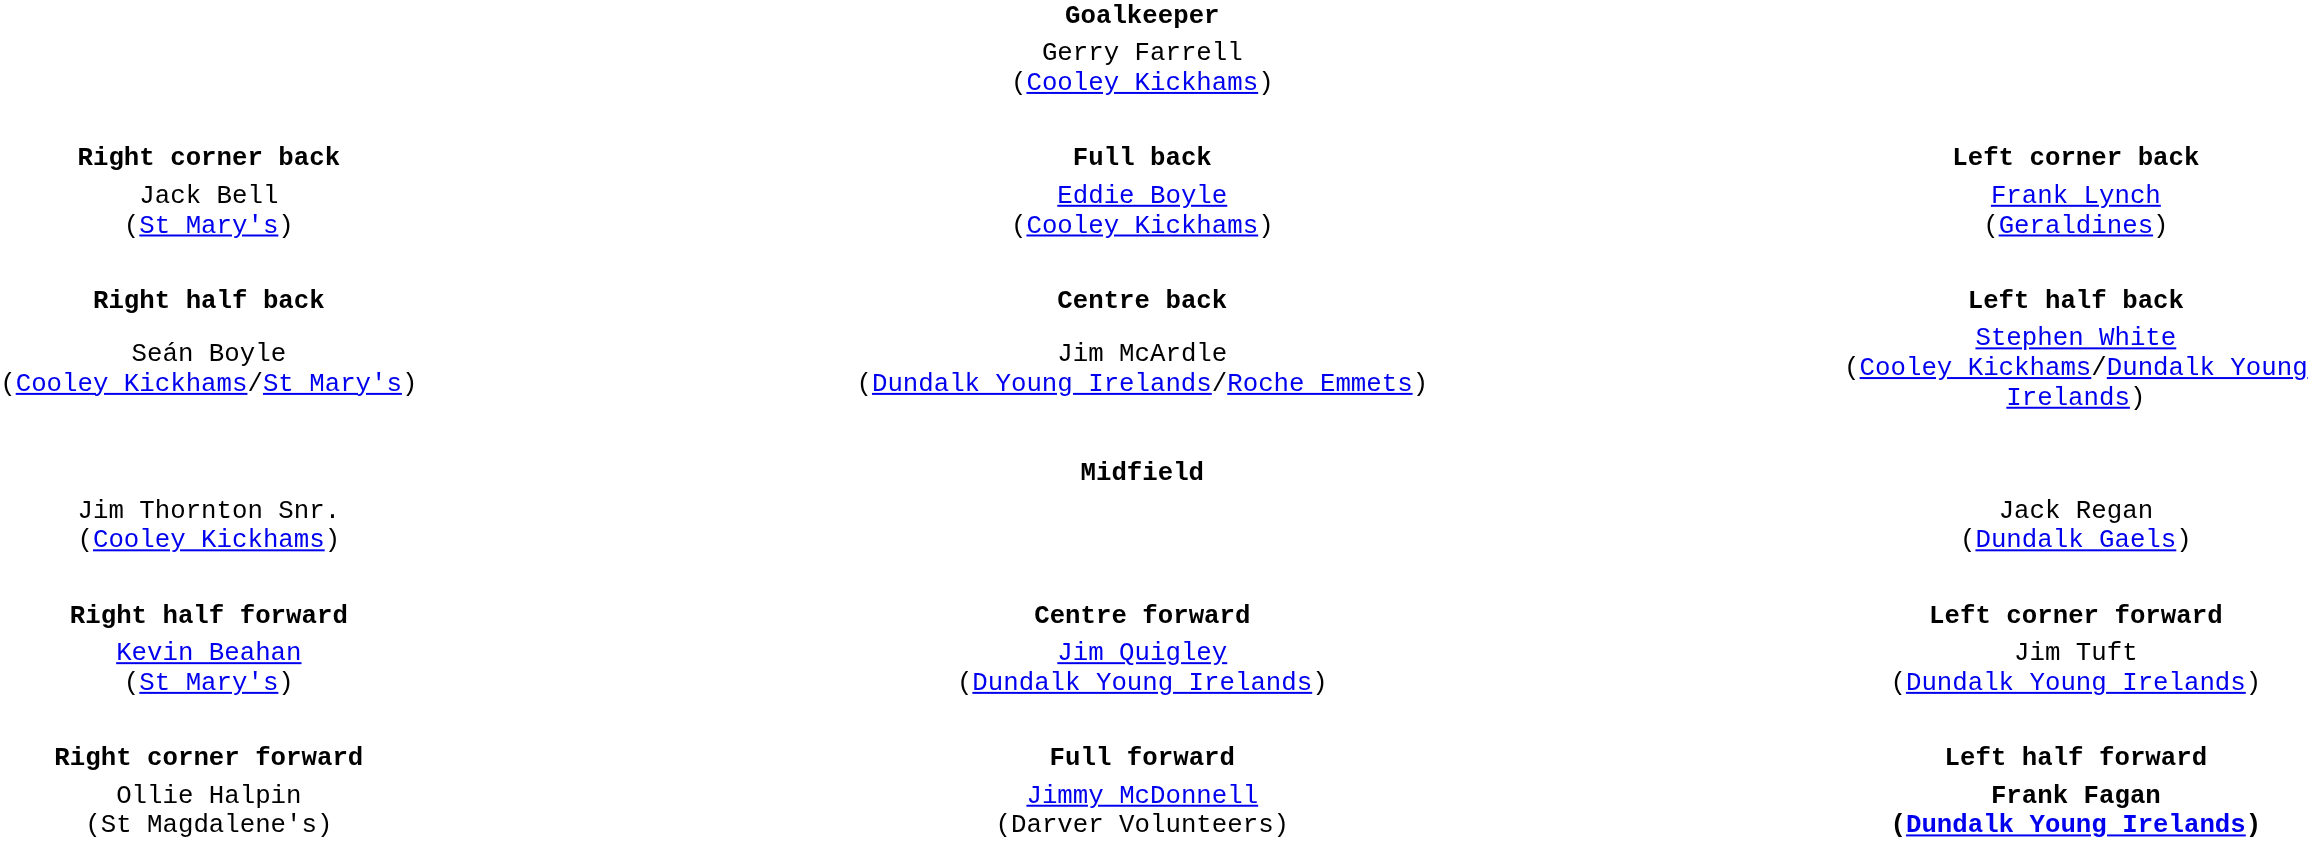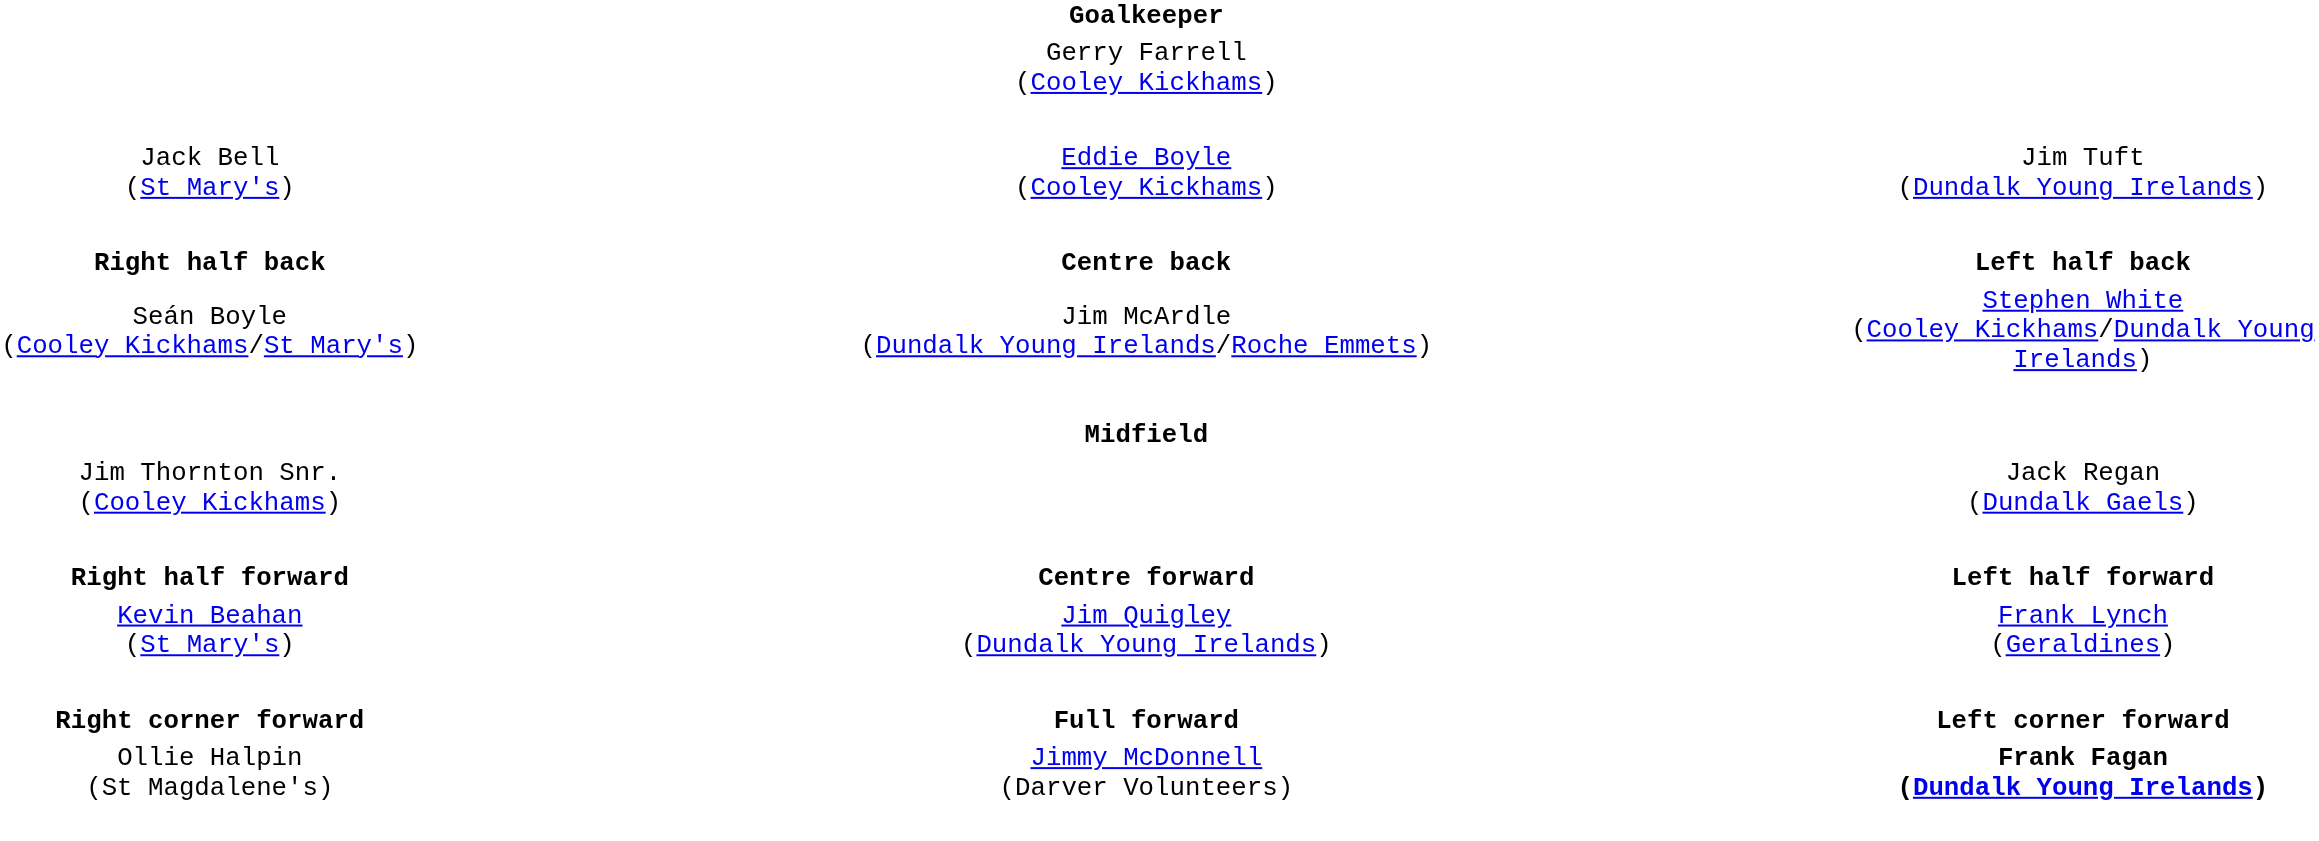- row: (209, 158)
(2076, 211) Frank Lynch (Geraldines) -> (2083, 173) Jim Tuft (Dundalk Young Irelands)
(2076, 616) Left corner forward -> (2083, 578) Left half forward
(2076, 668) Jim Tuft (Dundalk Young Irelands) -> (2083, 630) Frank Lynch (Geraldines)
(2076, 758) Left half forward -> (2083, 721) Left corner forward
